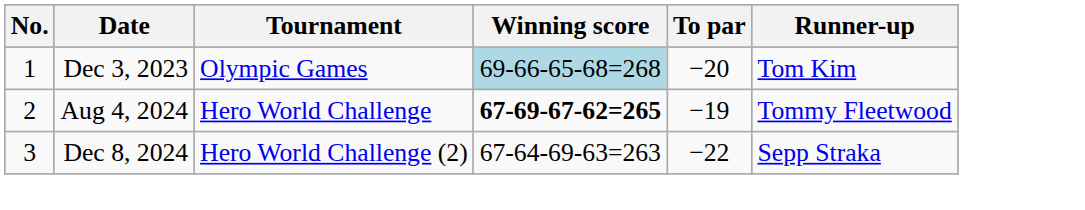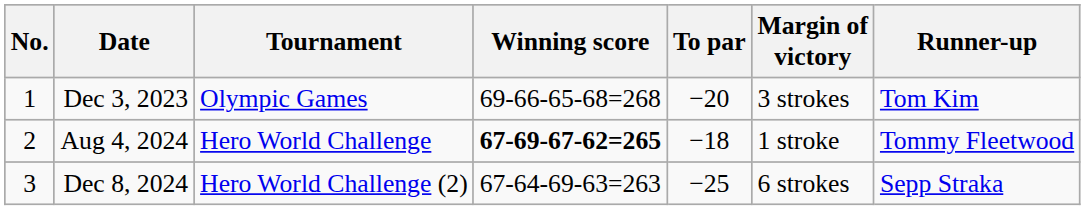+ column: (813, 41)
(570, 68) lightblue background -> (570, 98) no background
(709, 110) −19 -> (709, 140) −18
(709, 152) −22 -> (709, 183) −25
